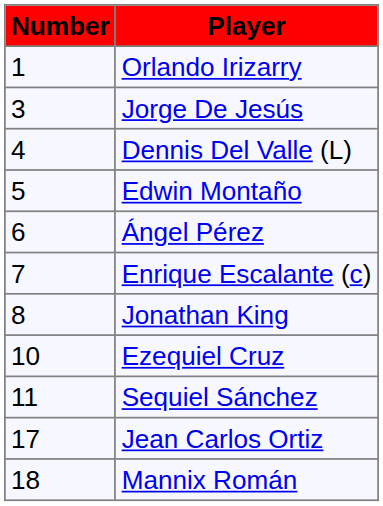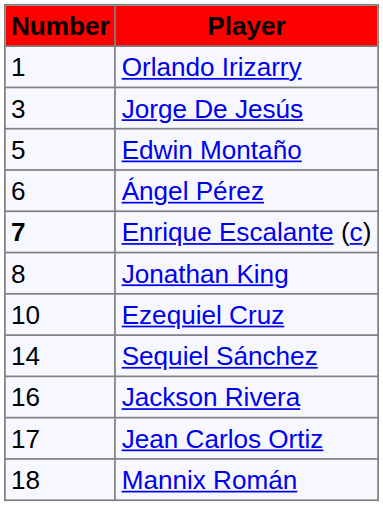- row: (237, 149)
(18, 273) normal -> (18, 232) bold
(24, 397) 11 -> (25, 356) 14
+ row: (211, 397)
